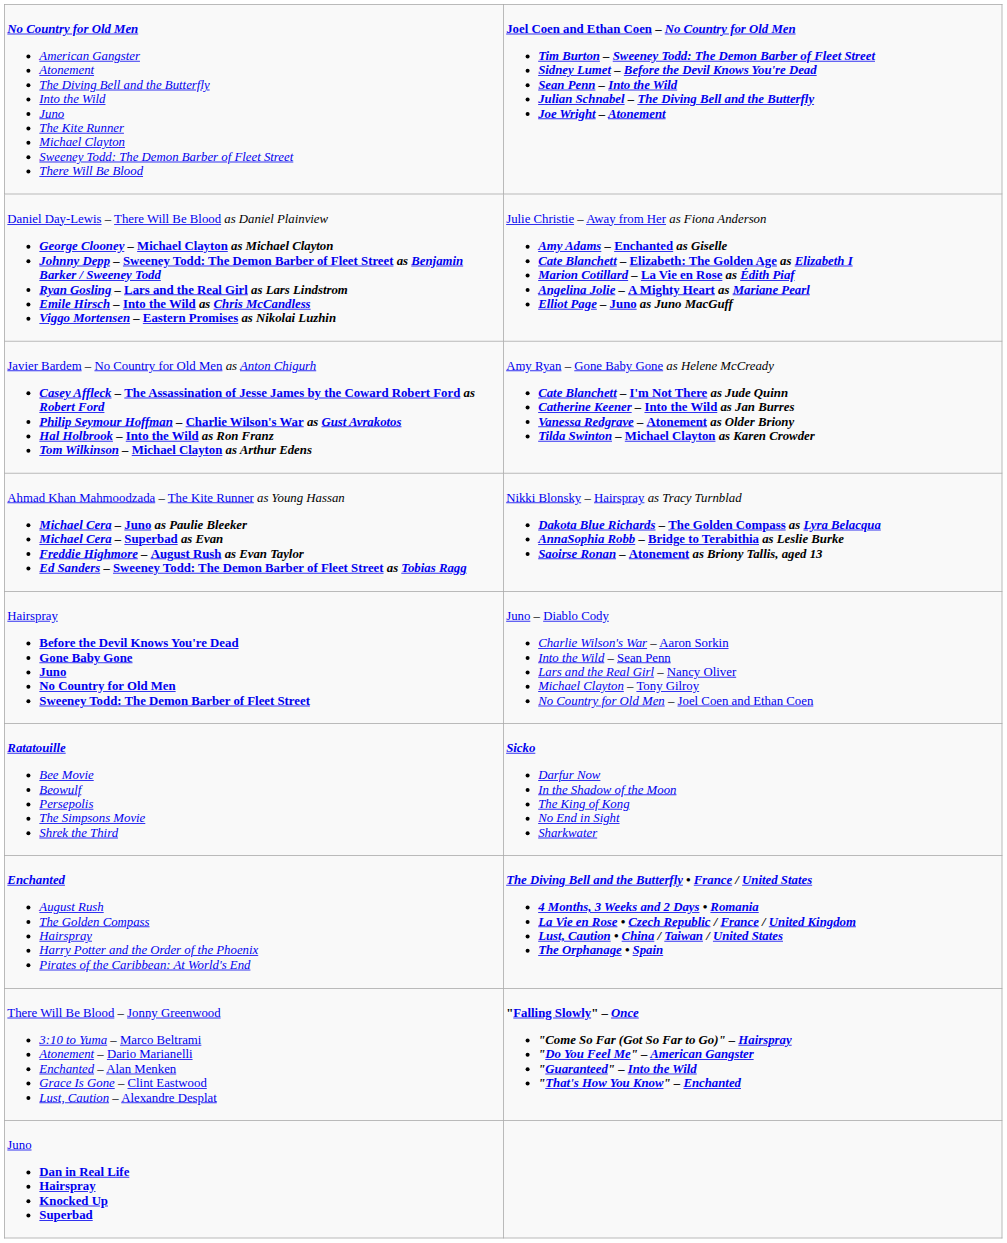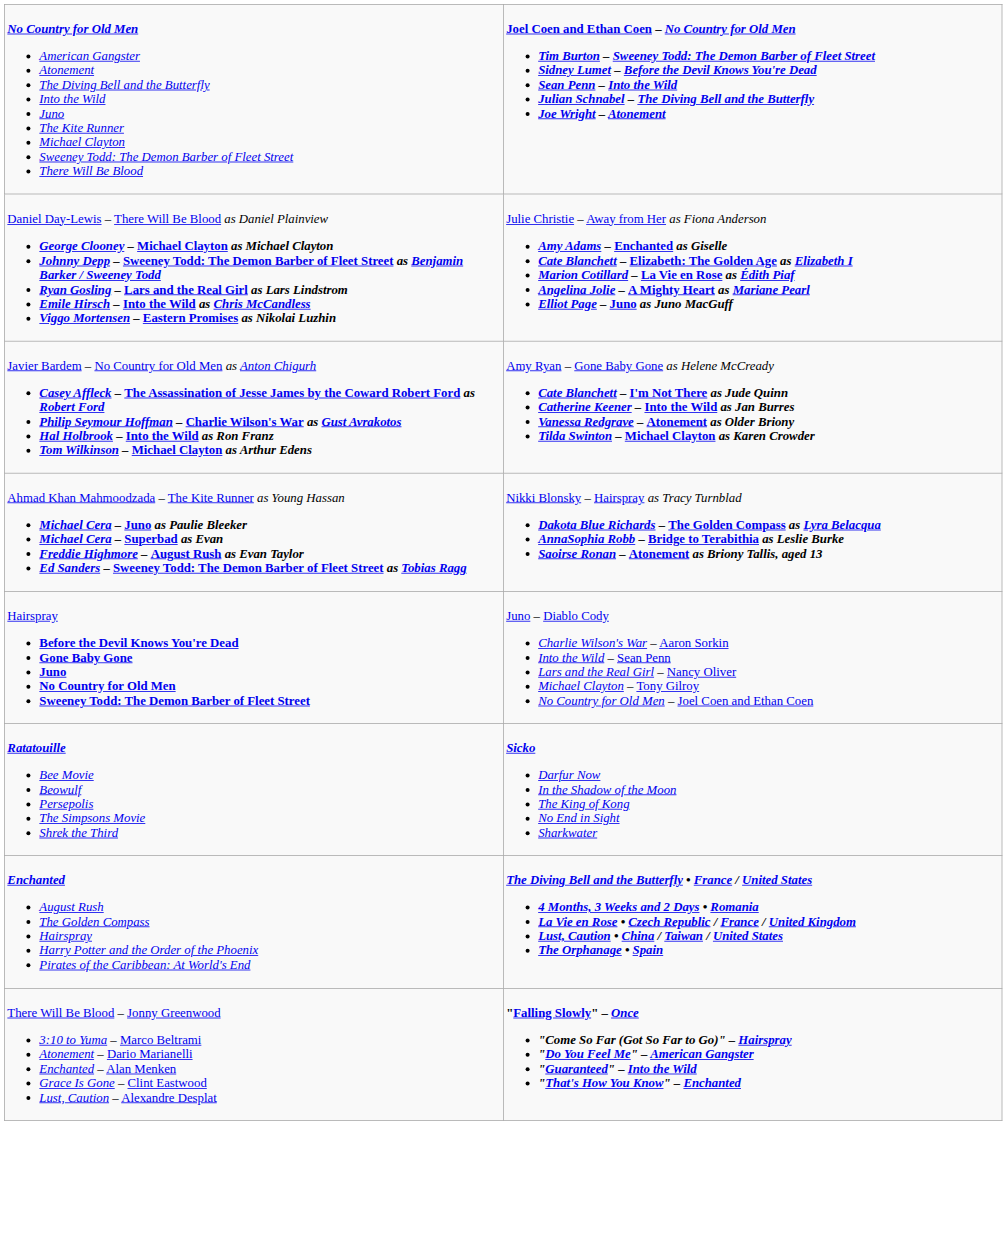- row: (254, 1180)
